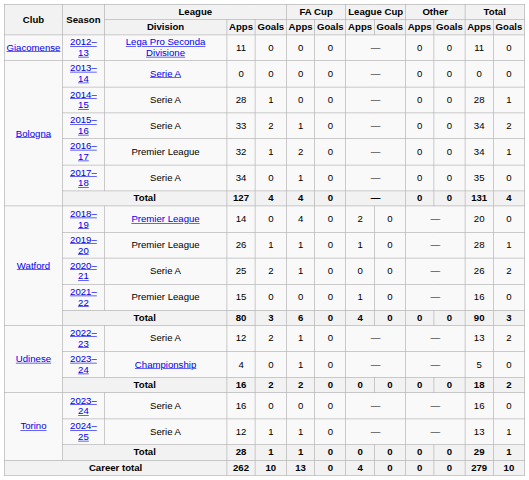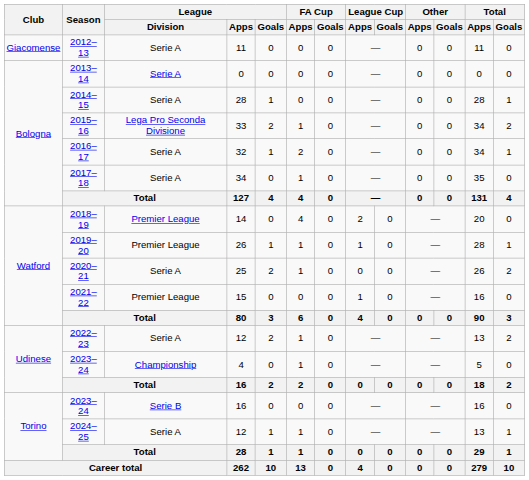(166, 47) Lega Pro Seconda Divisione -> (166, 47) Serie A
(166, 126) Serie A -> (166, 126) Lega Pro Seconda Divisione
(166, 152) Premier League -> (166, 152) Serie A
(166, 405) Serie A -> (166, 405) Serie B
